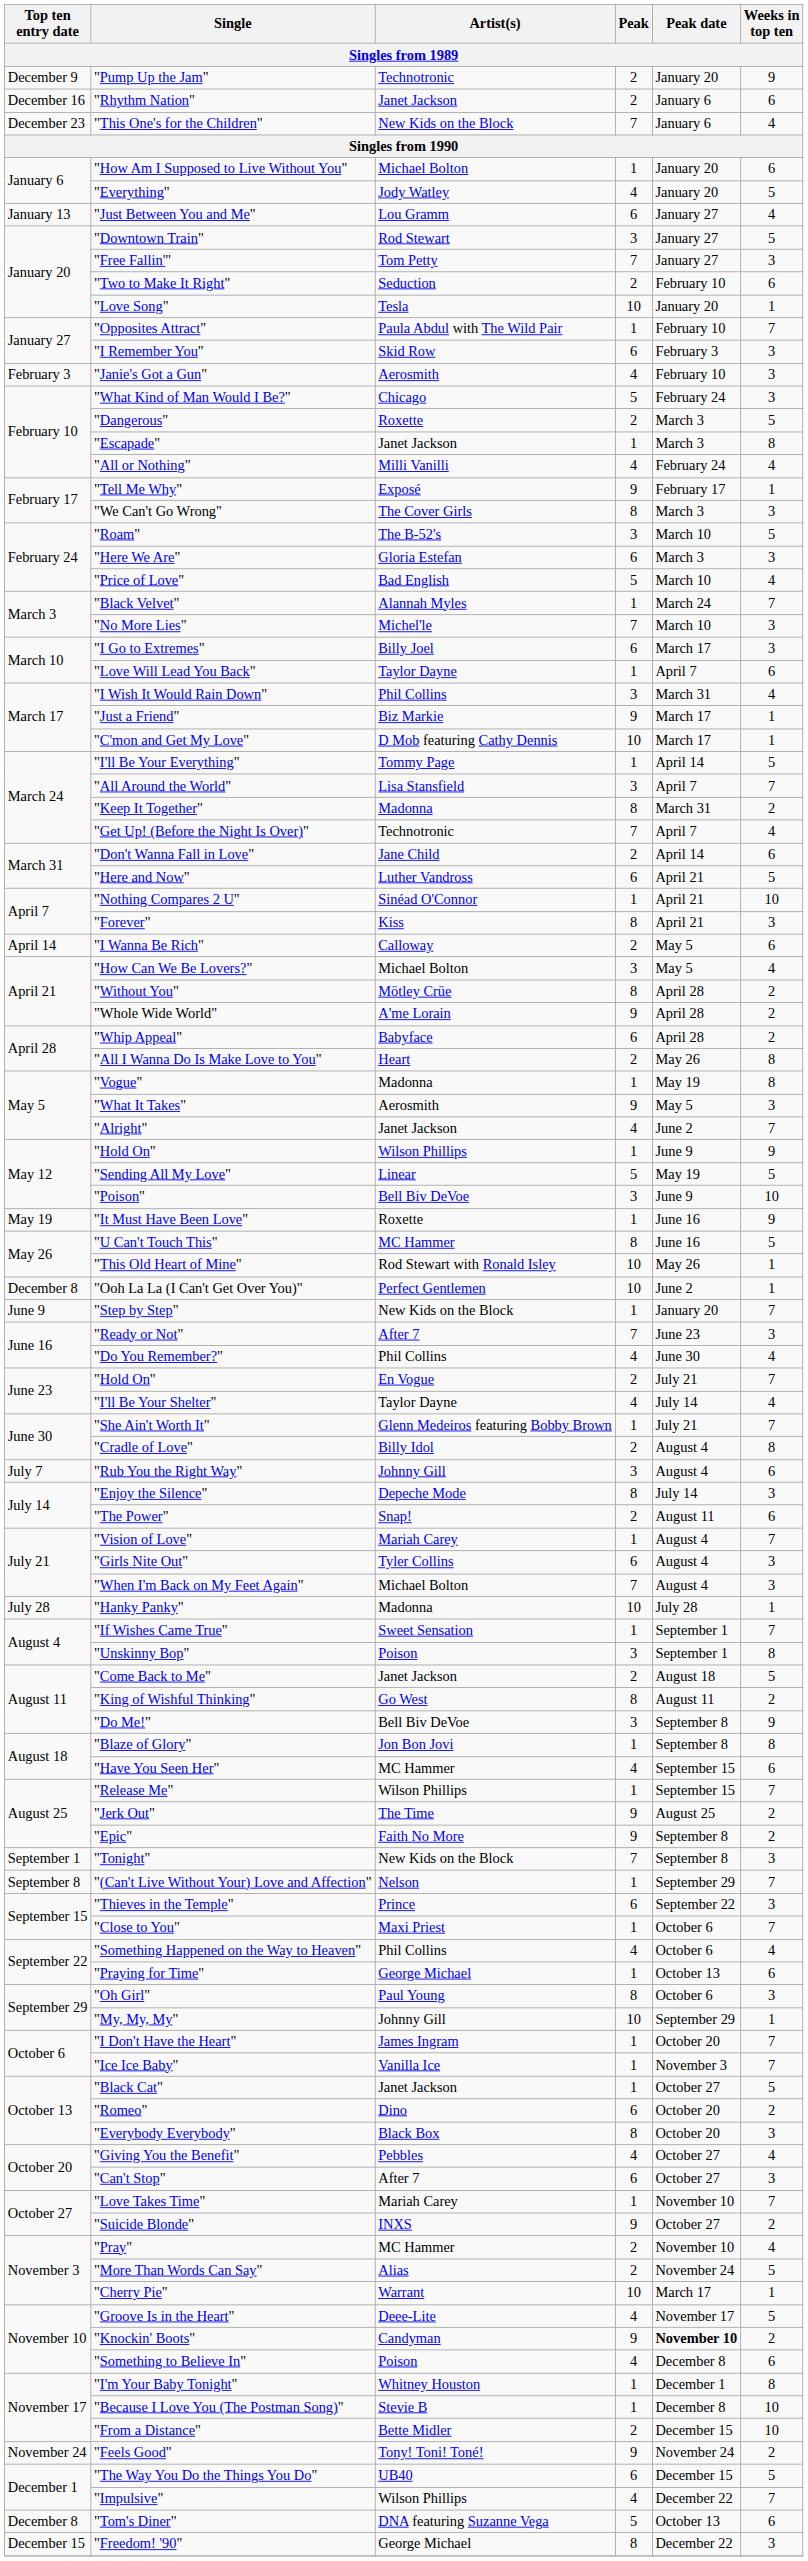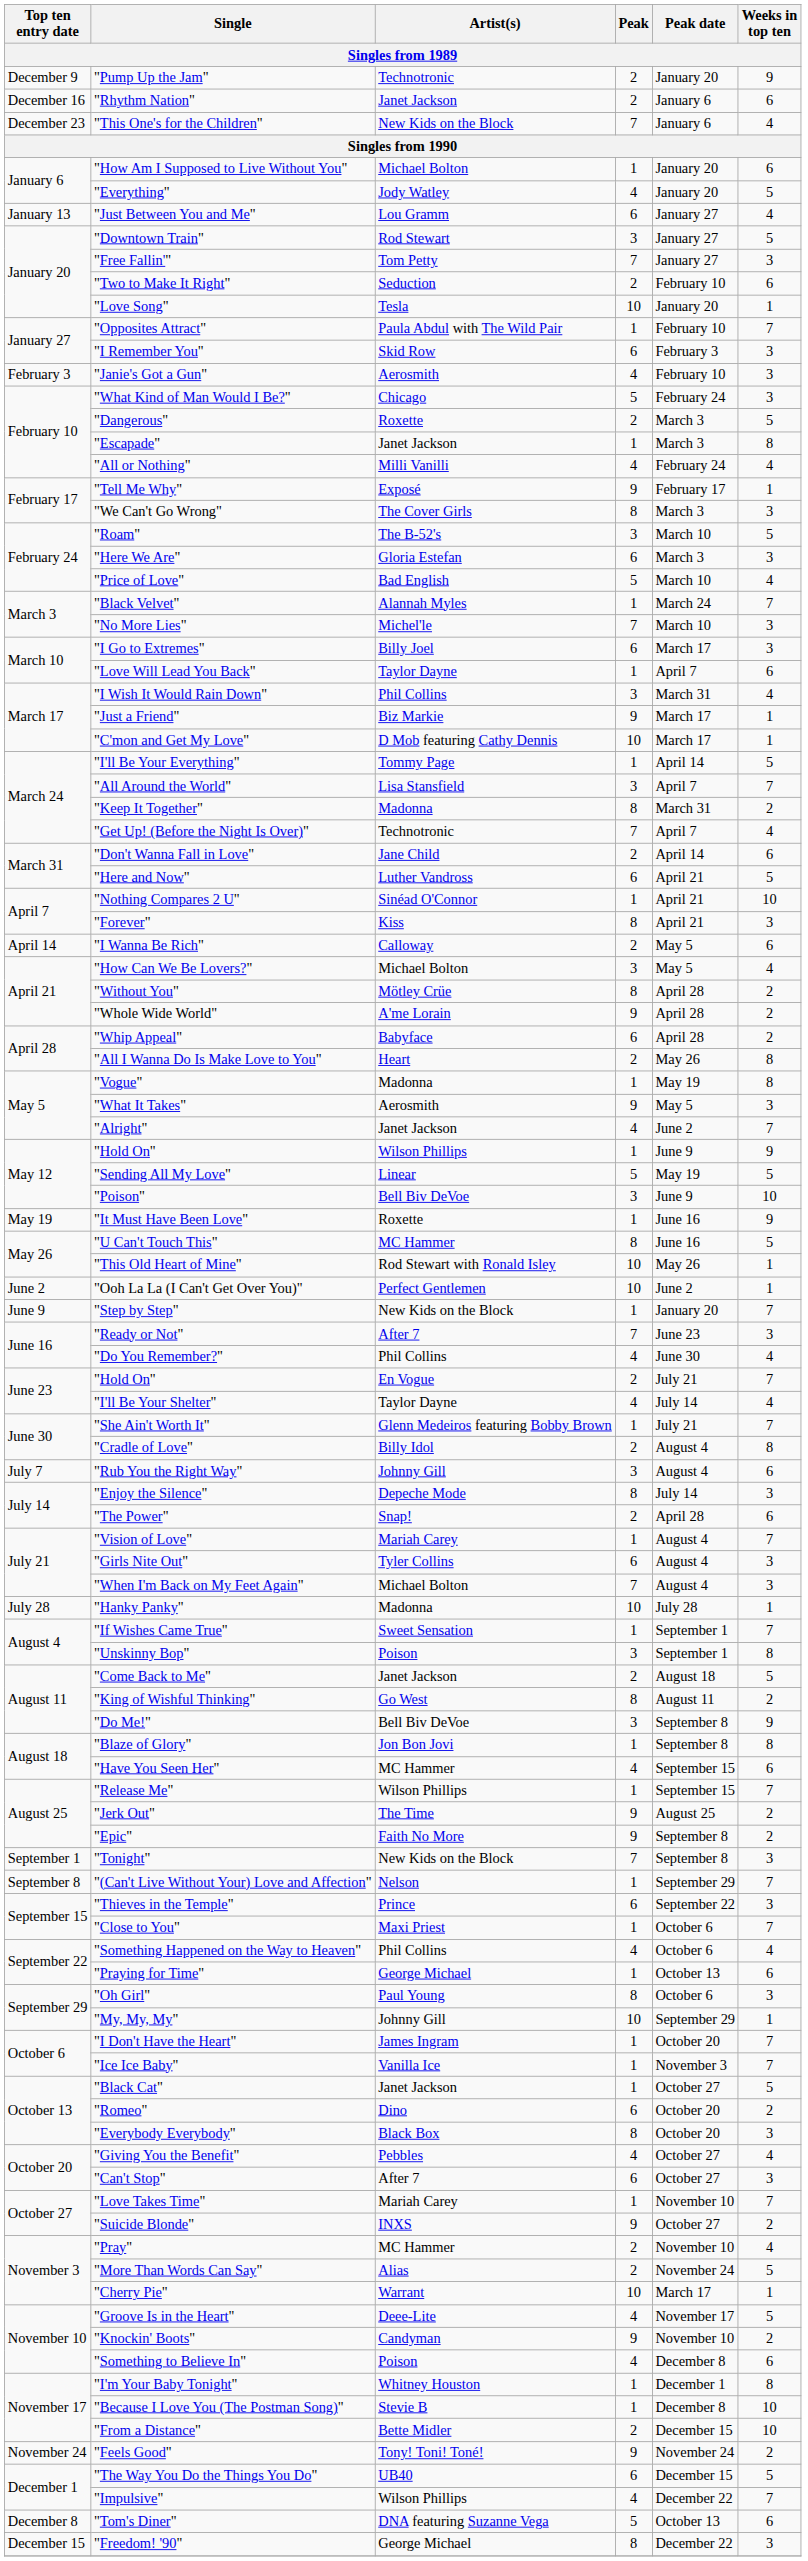(43, 1288) December 8 -> (26, 1288) June 2
(685, 1516) August 11 -> (680, 1516) April 28
(696, 2338) bold -> (695, 2338) normal
